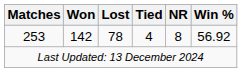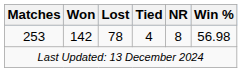(214, 36) 56.92 -> (214, 36) 56.98
